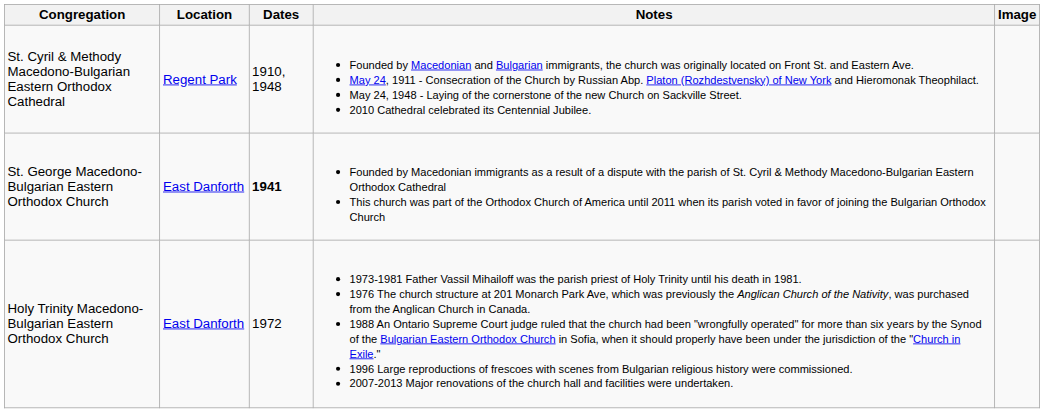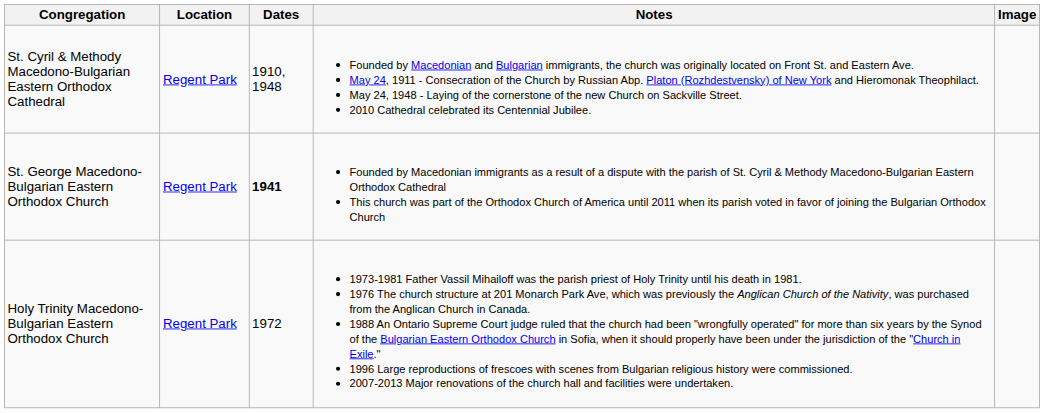(204, 186) East Danforth -> (200, 186) Regent Park
(204, 323) East Danforth -> (200, 323) Regent Park
